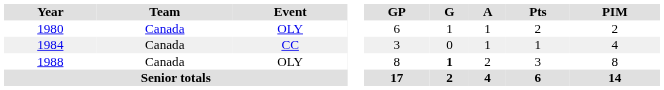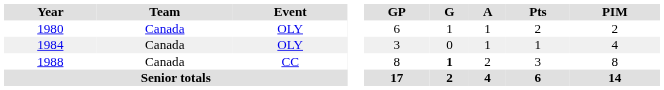(290, 45) CC -> (290, 45) OLY
(290, 61) OLY -> (290, 61) CC
